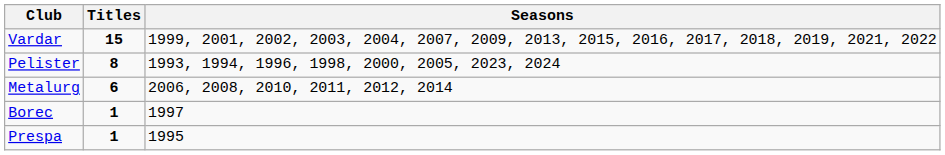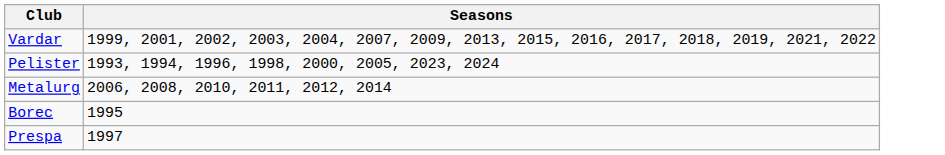- column: (114, 17)
(166, 114) 1997 -> (105, 114) 1995
(166, 138) 1995 -> (105, 138) 1997
